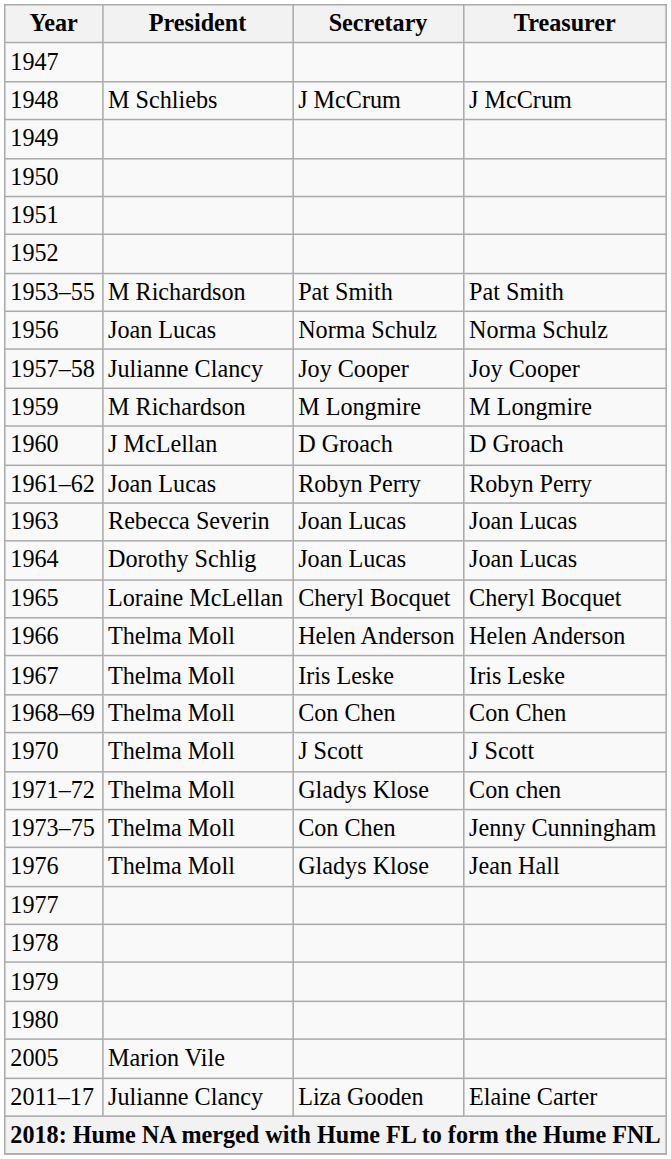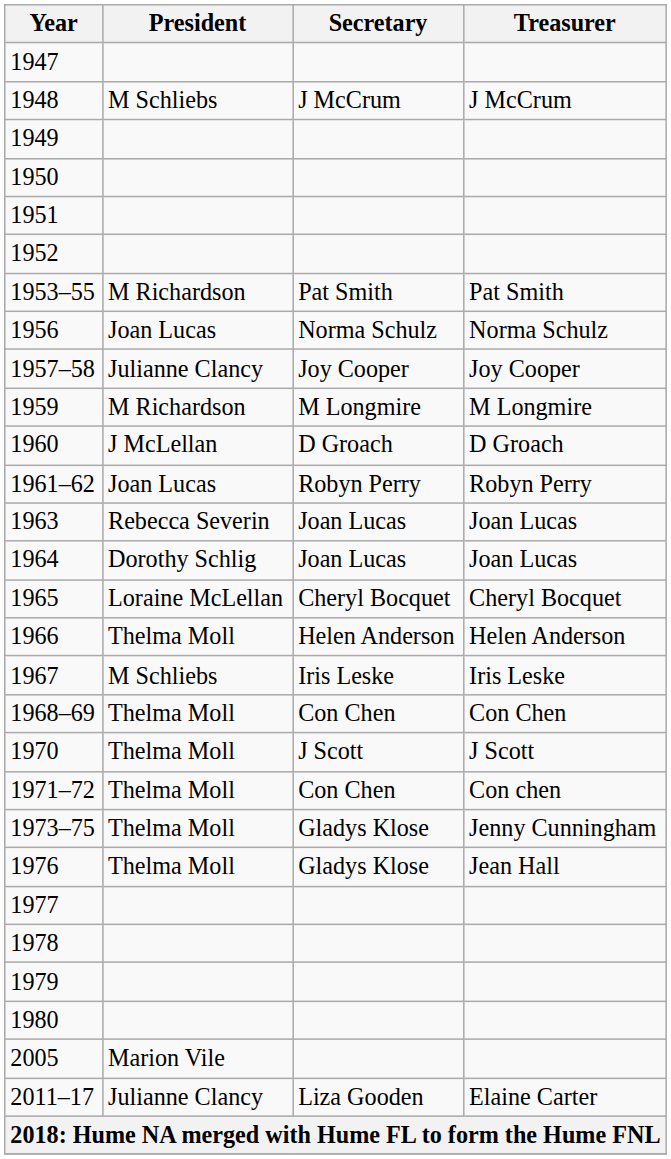(171, 675) Thelma Moll -> (163, 675) M Schliebs
(364, 789) Gladys Klose -> (347, 789) Con Chen
(347, 828) Con Chen -> (364, 828) Gladys Klose
